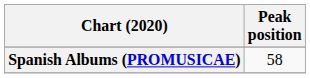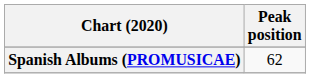(275, 60) 58 -> (275, 60) 62
